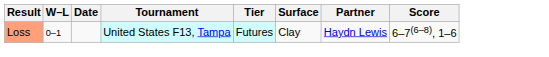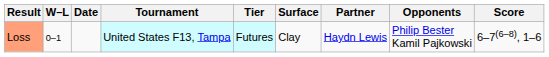+ column: (432, 13)
